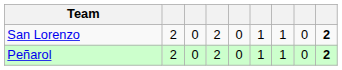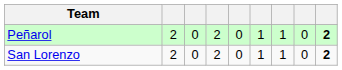rows swapped: (29, 55) <-> (44, 34)
